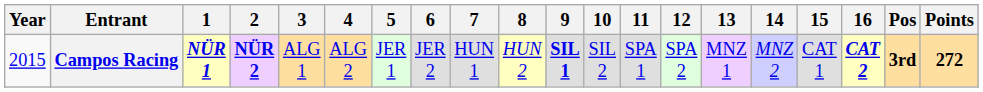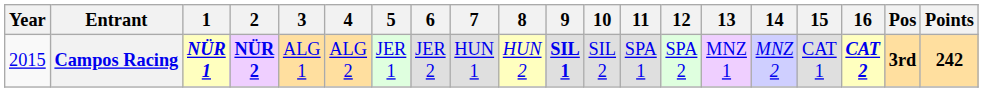(949, 60) 272 -> (949, 60) 242
